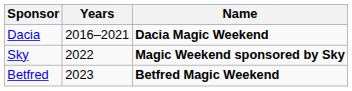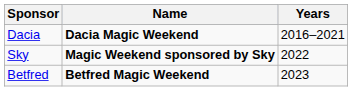columns swapped: (97, 14) <-> (240, 14)
